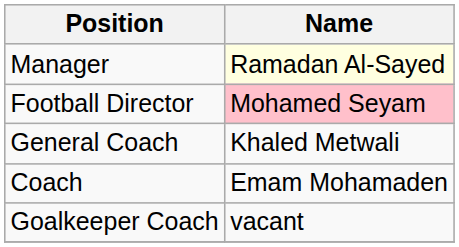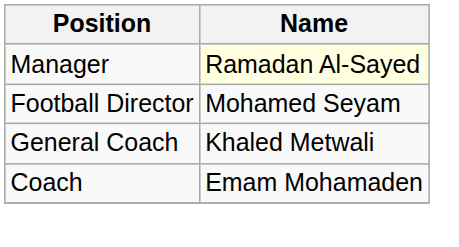(328, 103) pink background -> (303, 103) no background
- row: (115, 222)
